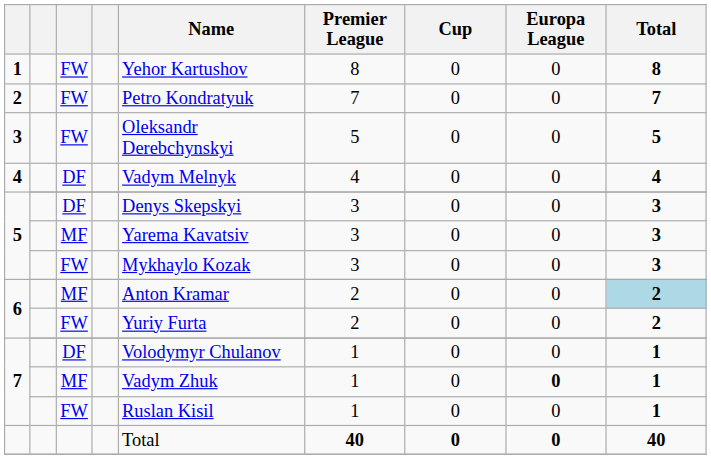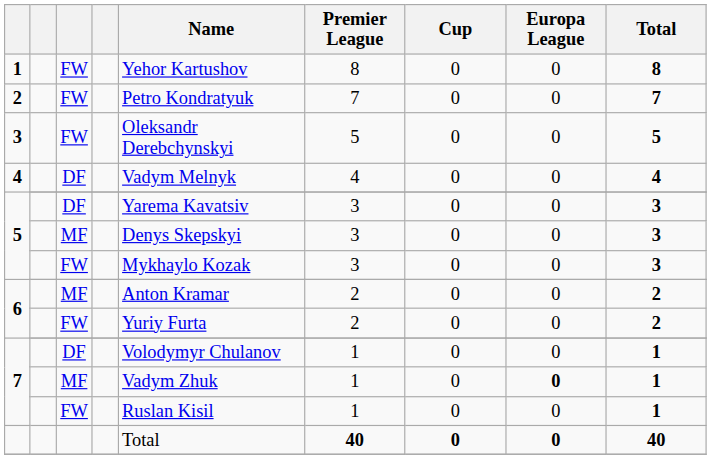(182, 206) Denys Skepskyi -> (185, 206) Yarema Kavatsiv
(185, 235) Yarema Kavatsiv -> (182, 235) Denys Skepskyi
(656, 293) lightblue background -> (656, 293) no background
